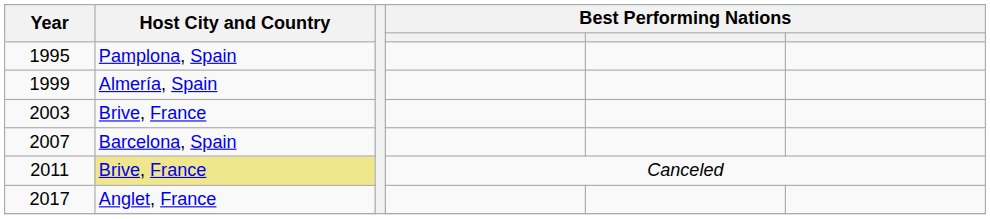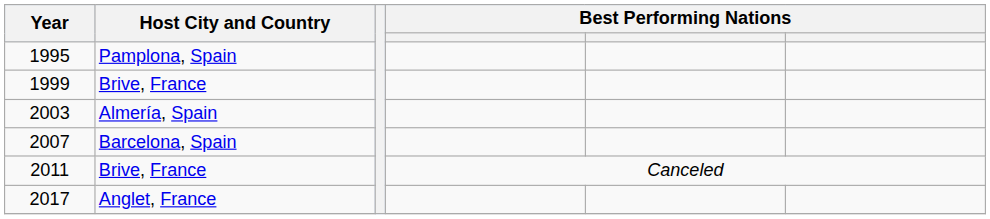(158, 84) Almería, Spain -> (153, 84) Brive, France
(153, 113) Brive, France -> (158, 113) Almería, Spain
(153, 170) khaki background -> (153, 170) no background
